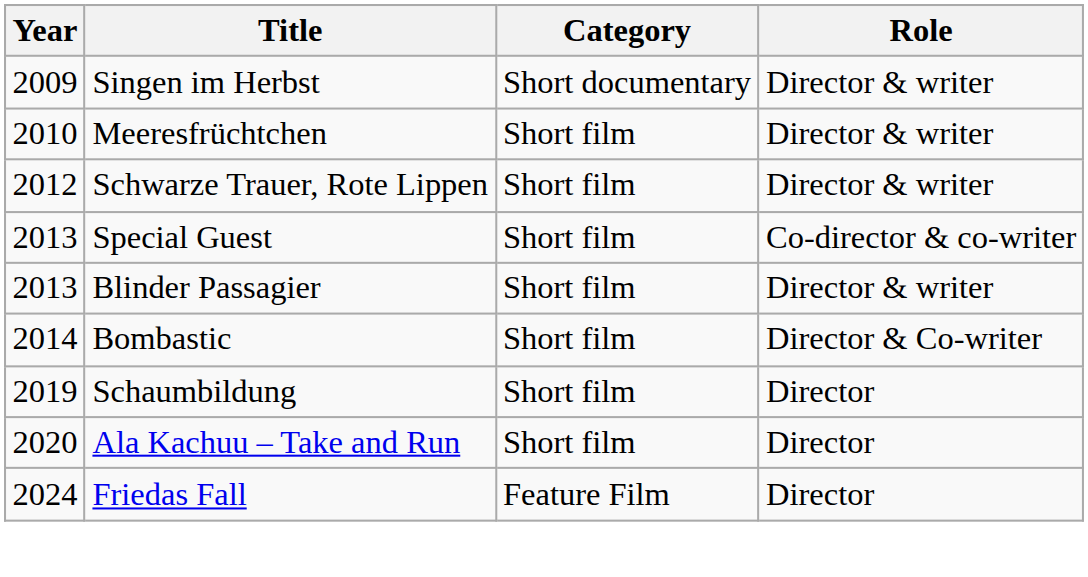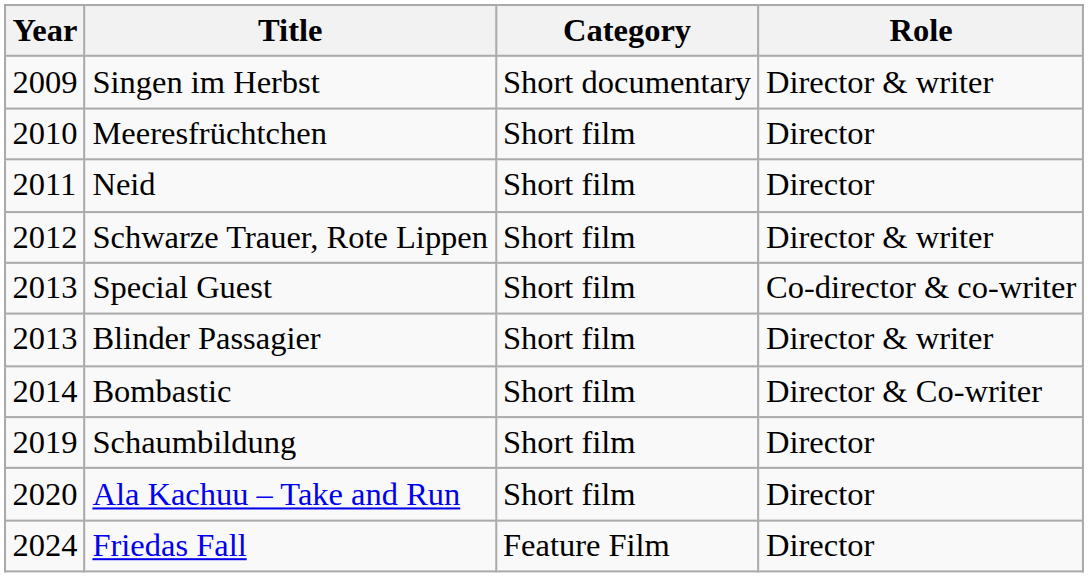(880, 133) Director & writer -> (820, 133) Director
+ row: (124, 184)
